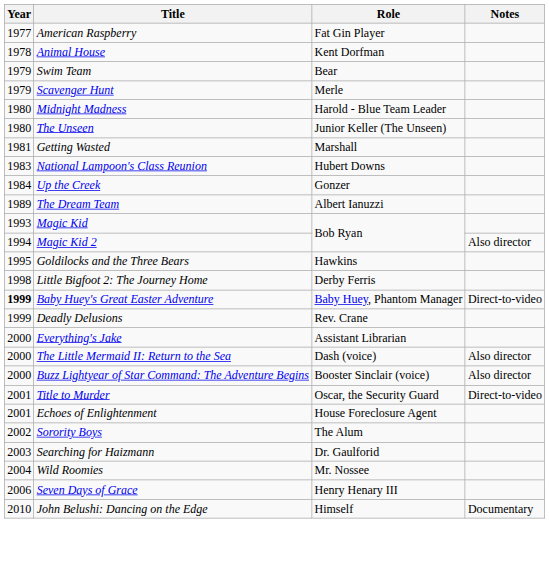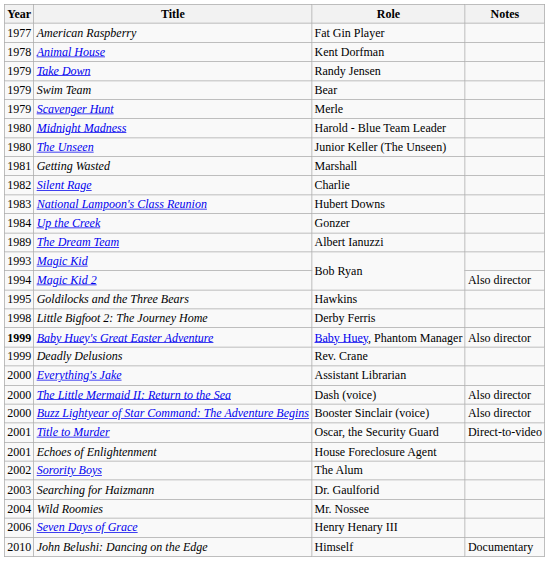+ row: (64, 71)
+ row: (64, 185)
(505, 299) Direct-to-video -> (499, 337) Also director
